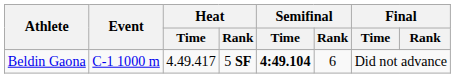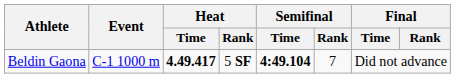(191, 61) normal -> (191, 61) bold
(333, 61) 6 -> (333, 61) 7
